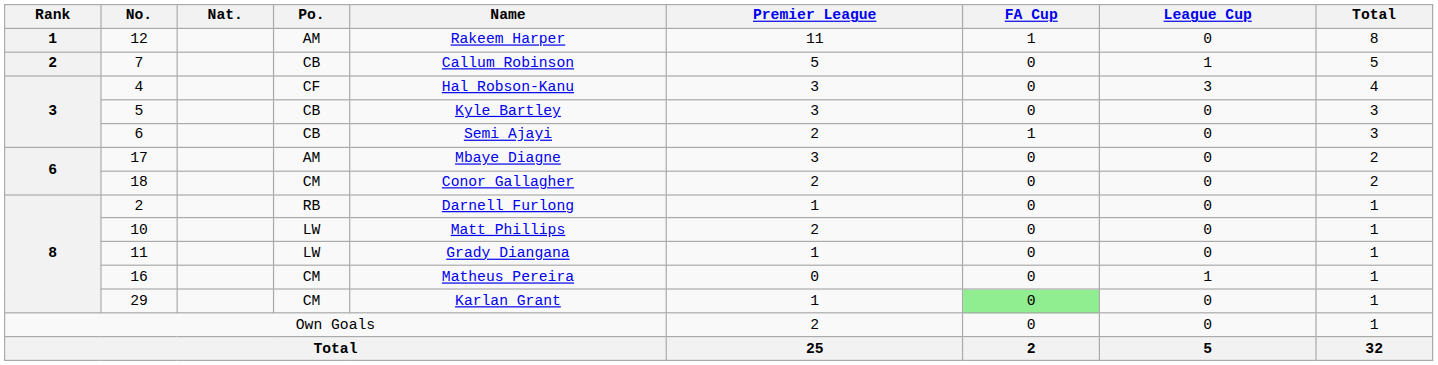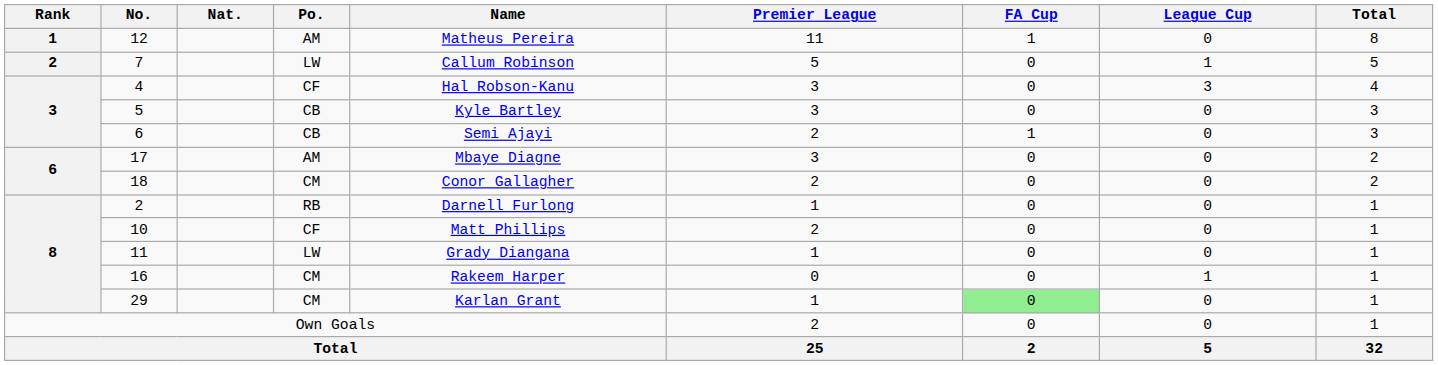(508, 41) Rakeem Harper -> (508, 41) Matheus Pereira
(311, 64) CB -> (311, 64) LW
(311, 230) LW -> (311, 230) CF
(508, 278) Matheus Pereira -> (508, 278) Rakeem Harper
